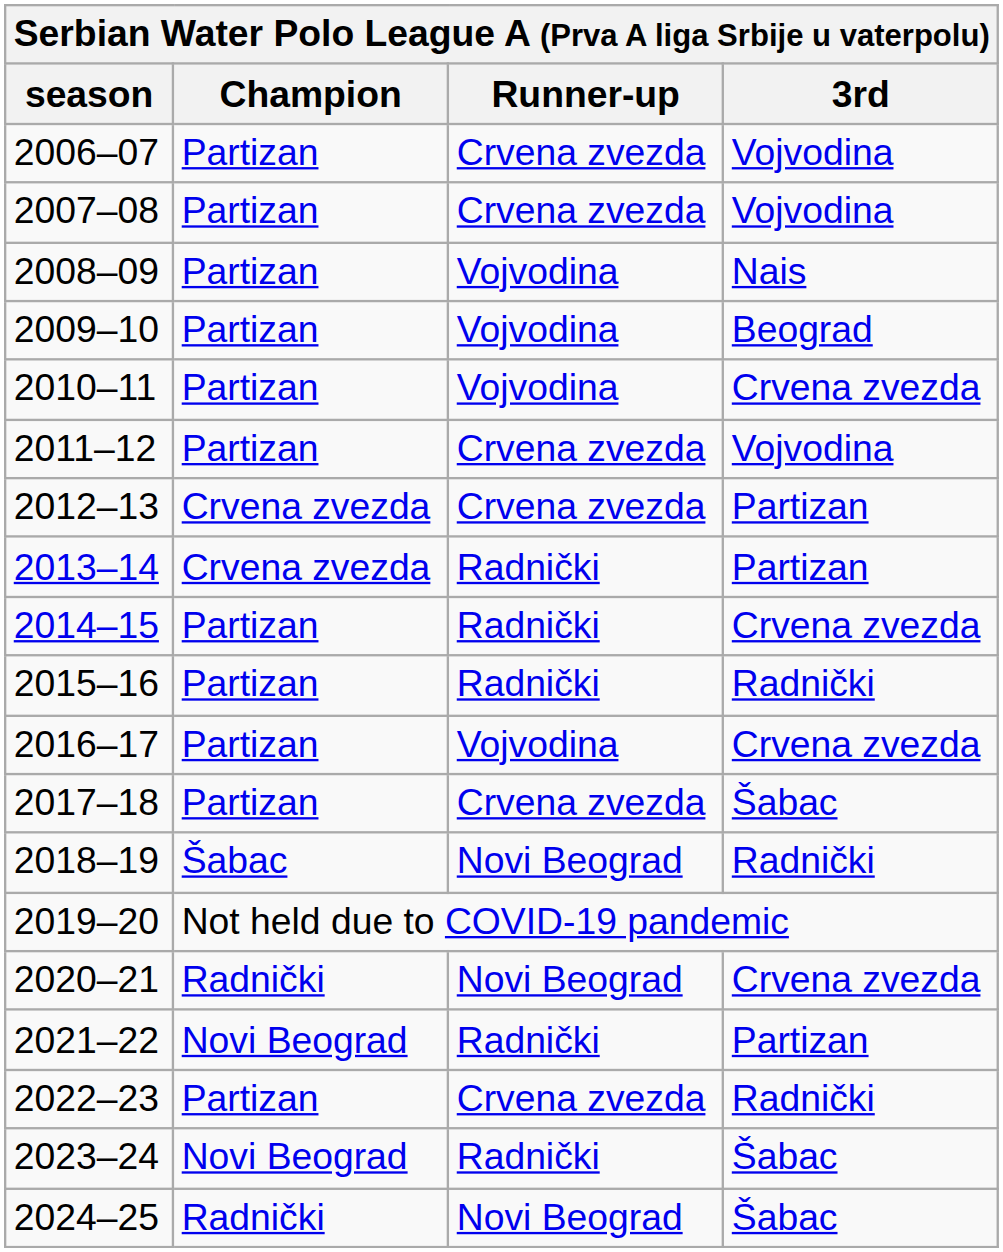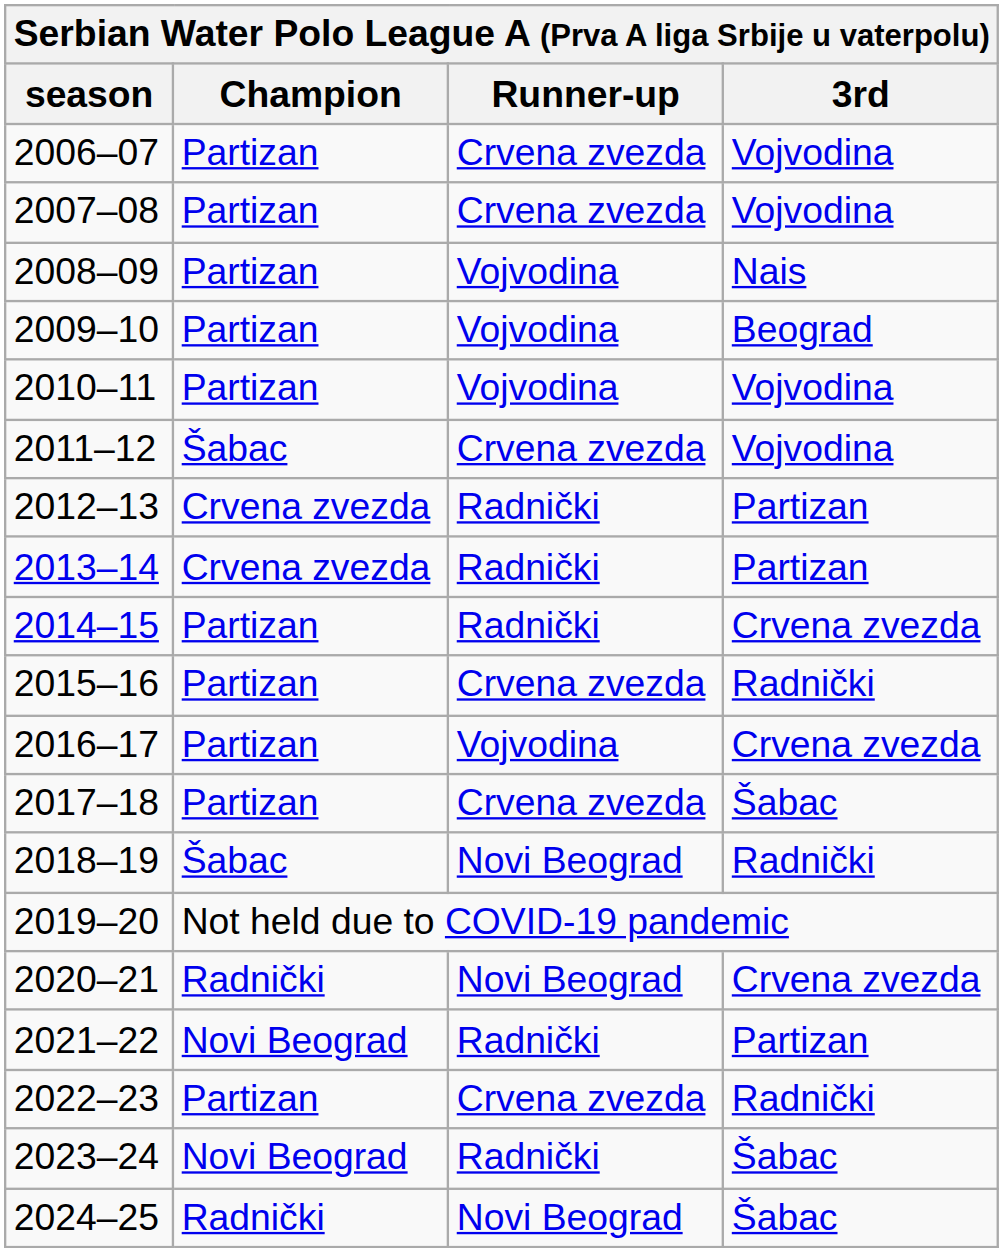(856, 388) Crvena zvezda -> (813, 388) Vojvodina
(250, 447) Partizan -> (235, 447) Šabac
(581, 507) Crvena zvezda -> (528, 507) Radnički
(528, 684) Radnički -> (581, 684) Crvena zvezda
